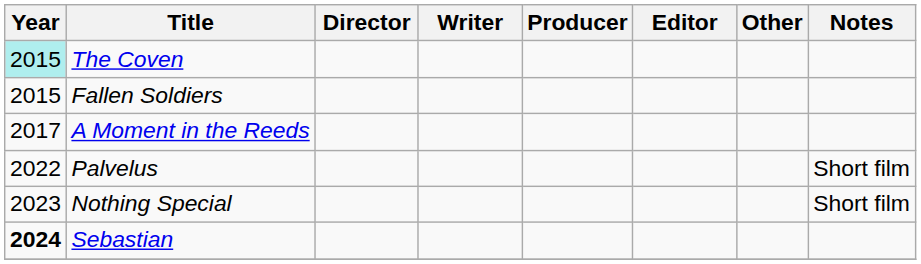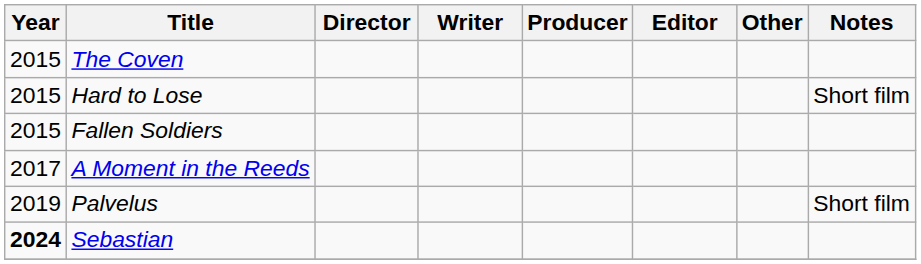(35, 58) paleturquoise background -> (35, 58) no background
+ row: (137, 95)
(35, 167) 2022 -> (35, 204) 2019
- row: (152, 204)
